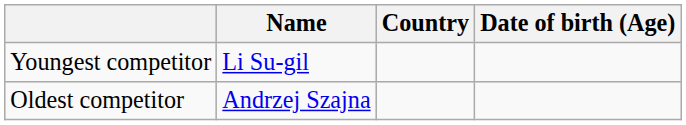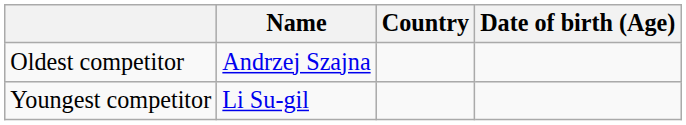rows swapped: (111, 61) <-> (97, 100)
